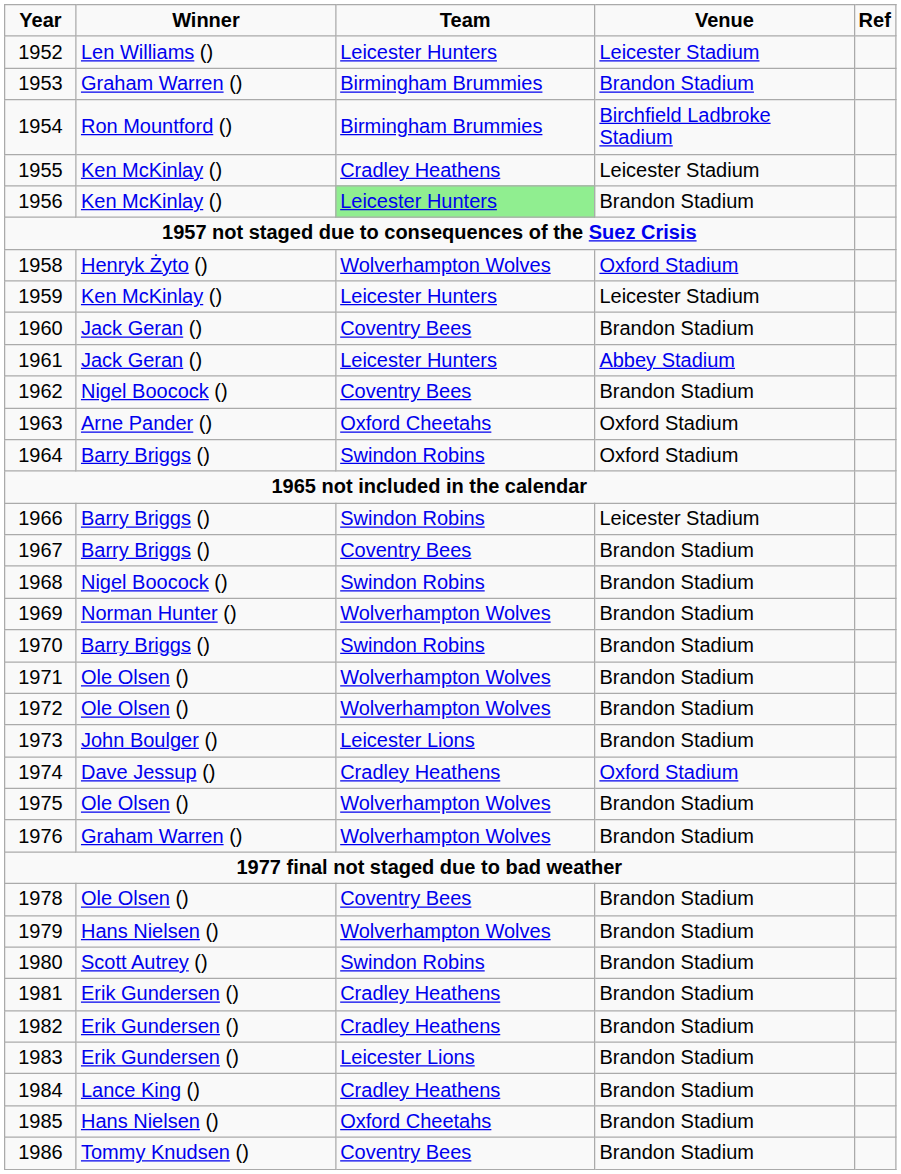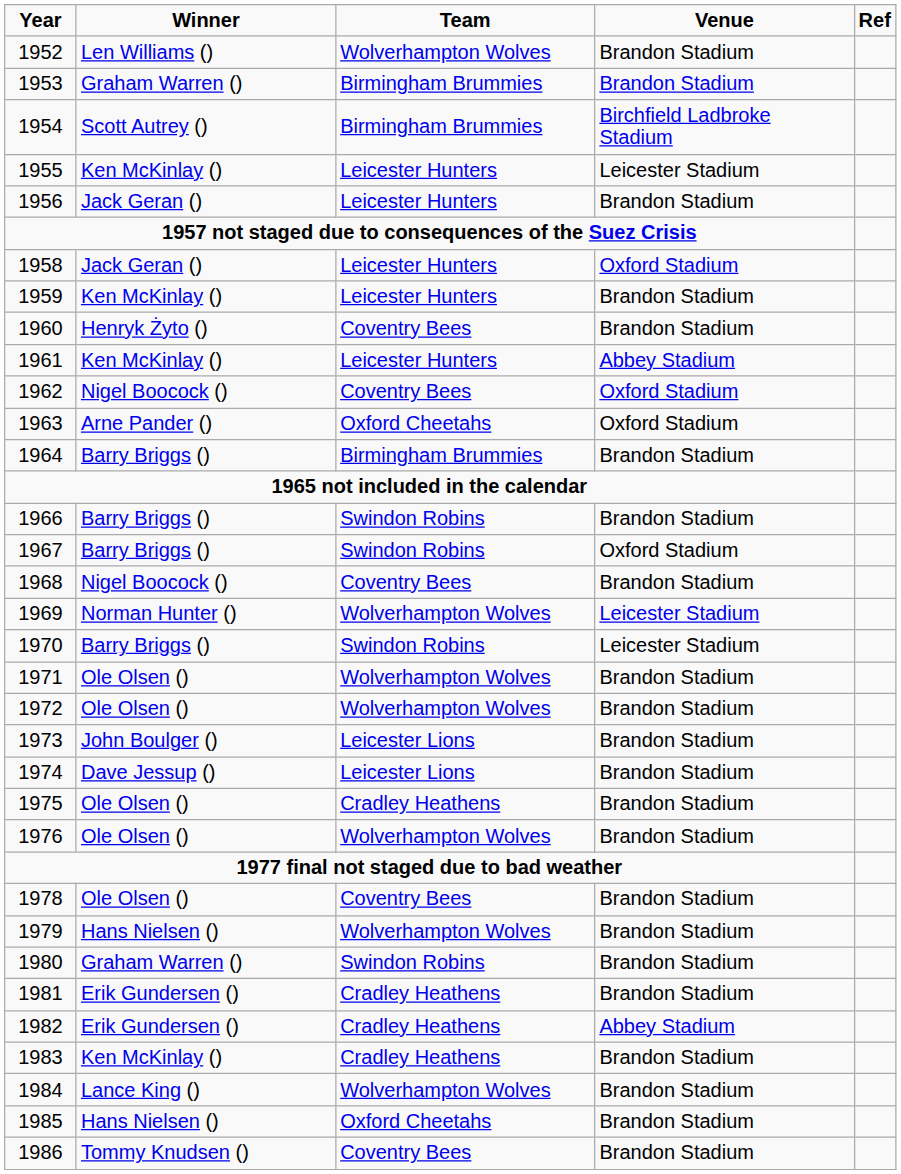(419, 52) Leicester Hunters -> (445, 52) Wolverhampton Wolves
(679, 52) Leicester Stadium -> (677, 52) Brandon Stadium
(157, 126) Ron Mountford () -> (144, 126) Scott Autrey ()
(420, 169) Cradley Heathens -> (419, 169) Leicester Hunters
(152, 201) Ken McKinlay () -> (142, 201) Jack Geran ()
(419, 201) lightgreen background -> (419, 201) no background
(144, 264) Henryk Żyto () -> (142, 264) Jack Geran ()
(445, 264) Wolverhampton Wolves -> (419, 264) Leicester Hunters
(679, 296) Leicester Stadium -> (677, 296) Brandon Stadium
(142, 328) Jack Geran () -> (144, 328) Henryk Żyto ()
(142, 360) Jack Geran () -> (152, 360) Ken McKinlay ()
(677, 391) Brandon Stadium -> (669, 391) Oxford Stadium
(412, 455) Swindon Robins -> (441, 455) Birmingham Brummies
(669, 455) Oxford Stadium -> (677, 455) Brandon Stadium
(679, 518) Leicester Stadium -> (677, 518) Brandon Stadium
(406, 550) Coventry Bees -> (412, 550) Swindon Robins
(677, 550) Brandon Stadium -> (669, 550) Oxford Stadium
(412, 582) Swindon Robins -> (406, 582) Coventry Bees
(677, 613) Brandon Stadium -> (679, 613) Leicester Stadium
(677, 645) Brandon Stadium -> (679, 645) Leicester Stadium
(420, 772) Cradley Heathens -> (407, 772) Leicester Lions
(669, 772) Oxford Stadium -> (677, 772) Brandon Stadium
(445, 804) Wolverhampton Wolves -> (420, 804) Cradley Heathens
(162, 835) Graham Warren () -> (135, 835) Ole Olsen ()
(144, 962) Scott Autrey () -> (162, 962) Graham Warren ()
(677, 1026) Brandon Stadium -> (667, 1026) Abbey Stadium
(160, 1057) Erik Gundersen () -> (152, 1057) Ken McKinlay ()
(407, 1057) Leicester Lions -> (420, 1057) Cradley Heathens
(420, 1089) Cradley Heathens -> (445, 1089) Wolverhampton Wolves
